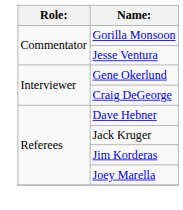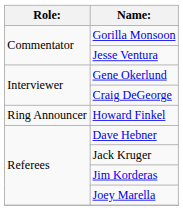+ row: (129, 115)
